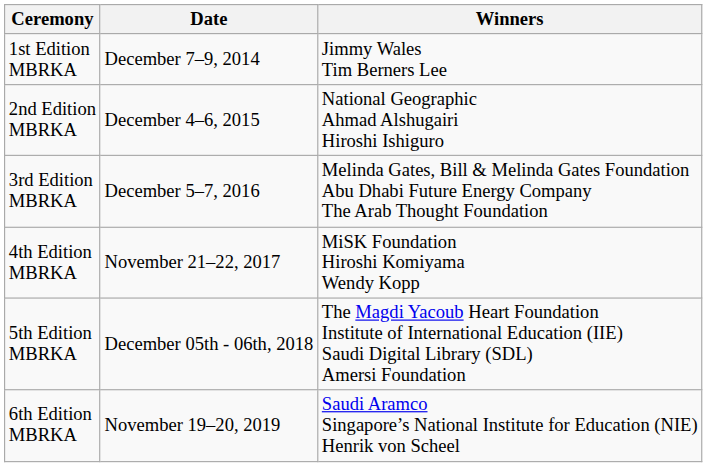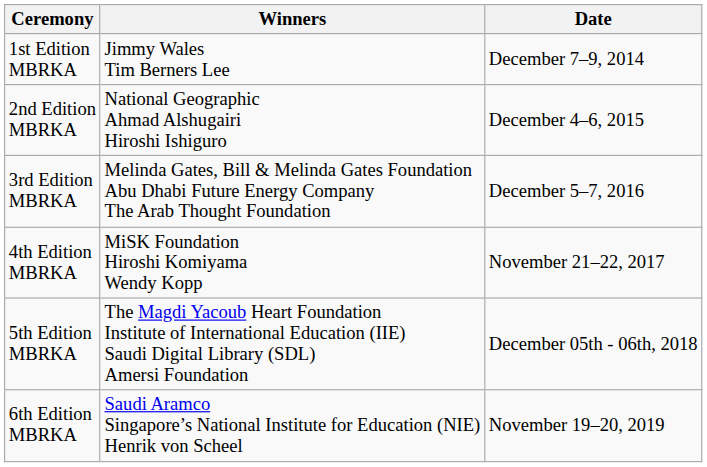columns swapped: (209, 19) <-> (510, 19)
